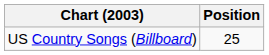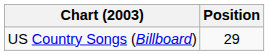(232, 38) 25 -> (232, 38) 29
